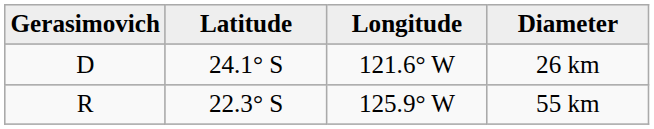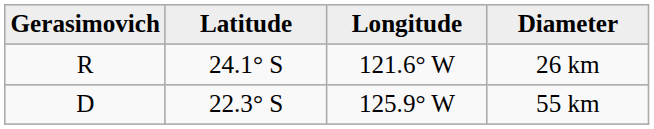(85, 64) D -> (85, 64) R
(85, 104) R -> (85, 104) D
